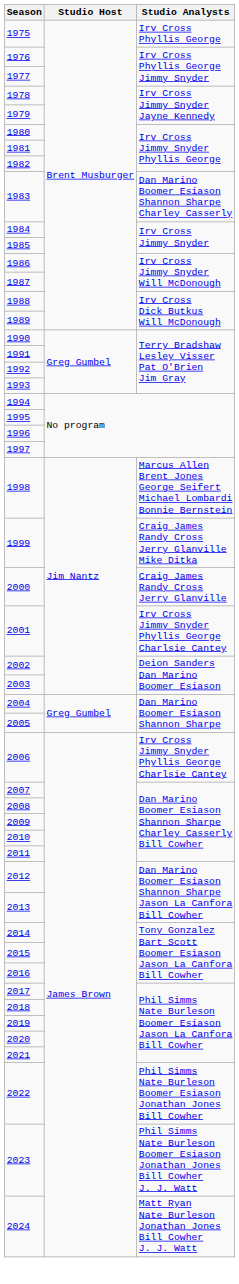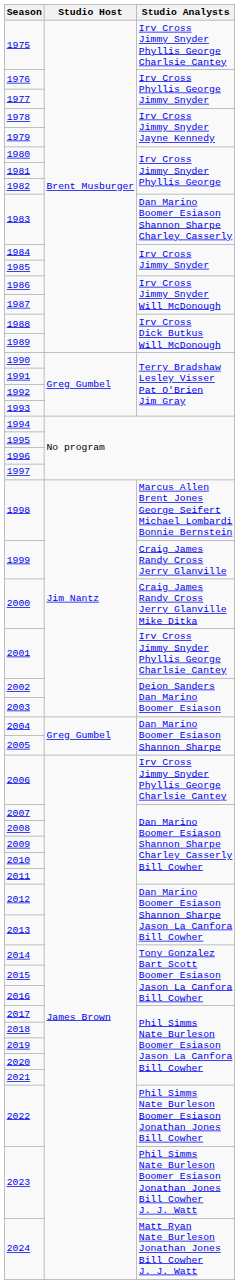(180, 34) Irv Cross Phyllis George -> (183, 45) Irv Cross Jimmy Snyder Phyllis George Charlsie Cantey
(183, 543) Craig James Randy Cross Jerry Glanville Mike Ditka -> (183, 560) Craig James Randy Cross Jerry Glanville
(183, 587) Craig James Randy Cross Jerry Glanville -> (183, 604) Craig James Randy Cross Jerry Glanville Mike Ditka
